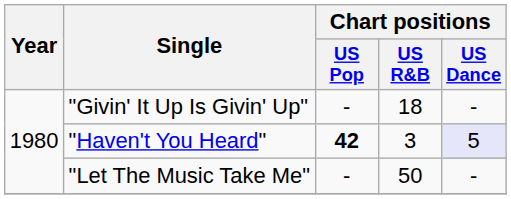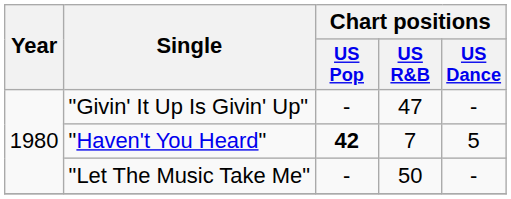(410, 106) 18 -> (410, 106) 47
(410, 141) 3 -> (410, 141) 7
(474, 141) lavender background -> (474, 141) no background
